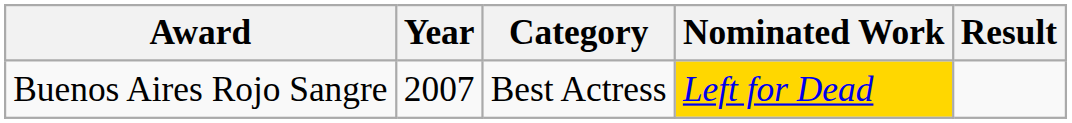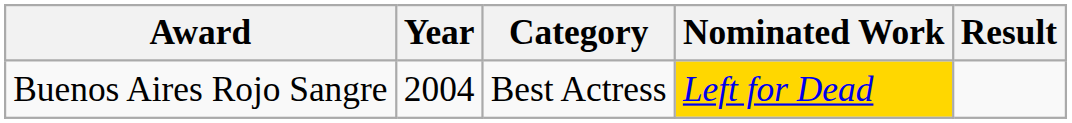(439, 88) 2007 -> (439, 88) 2004
